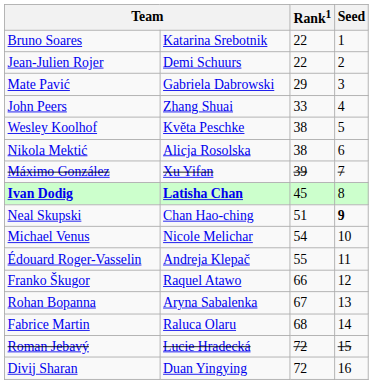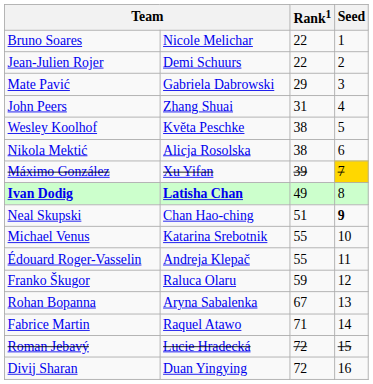(215, 40) Katarina Srebotnik -> (208, 40) Nicole Melichar
(300, 106) 33 -> (300, 106) 31
(341, 171) no background -> (341, 171) gold background
(300, 193) 45 -> (300, 193) 49
(208, 237) Nicole Melichar -> (215, 237) Katarina Srebotnik
(300, 237) 54 -> (300, 237) 55
(202, 281) Raquel Atawo -> (200, 281) Raluca Olaru
(300, 281) 66 -> (300, 281) 59
(200, 324) Raluca Olaru -> (202, 324) Raquel Atawo
(300, 324) 68 -> (300, 324) 71
